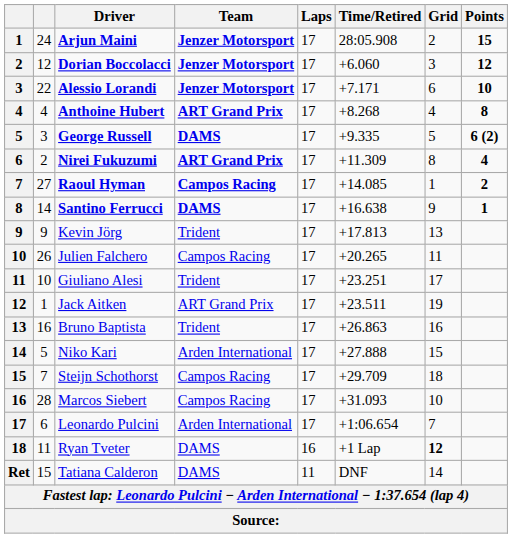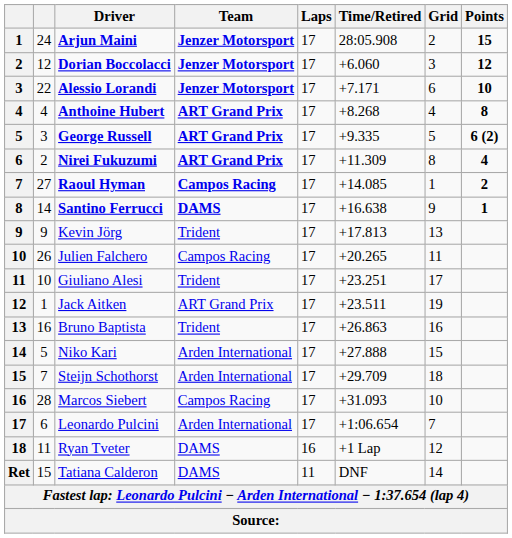(199, 136) DAMS -> (230, 136) ART Grand Prix
(224, 376) Campos Racing -> (235, 376) Arden International
(436, 448) bold -> (436, 448) normal
